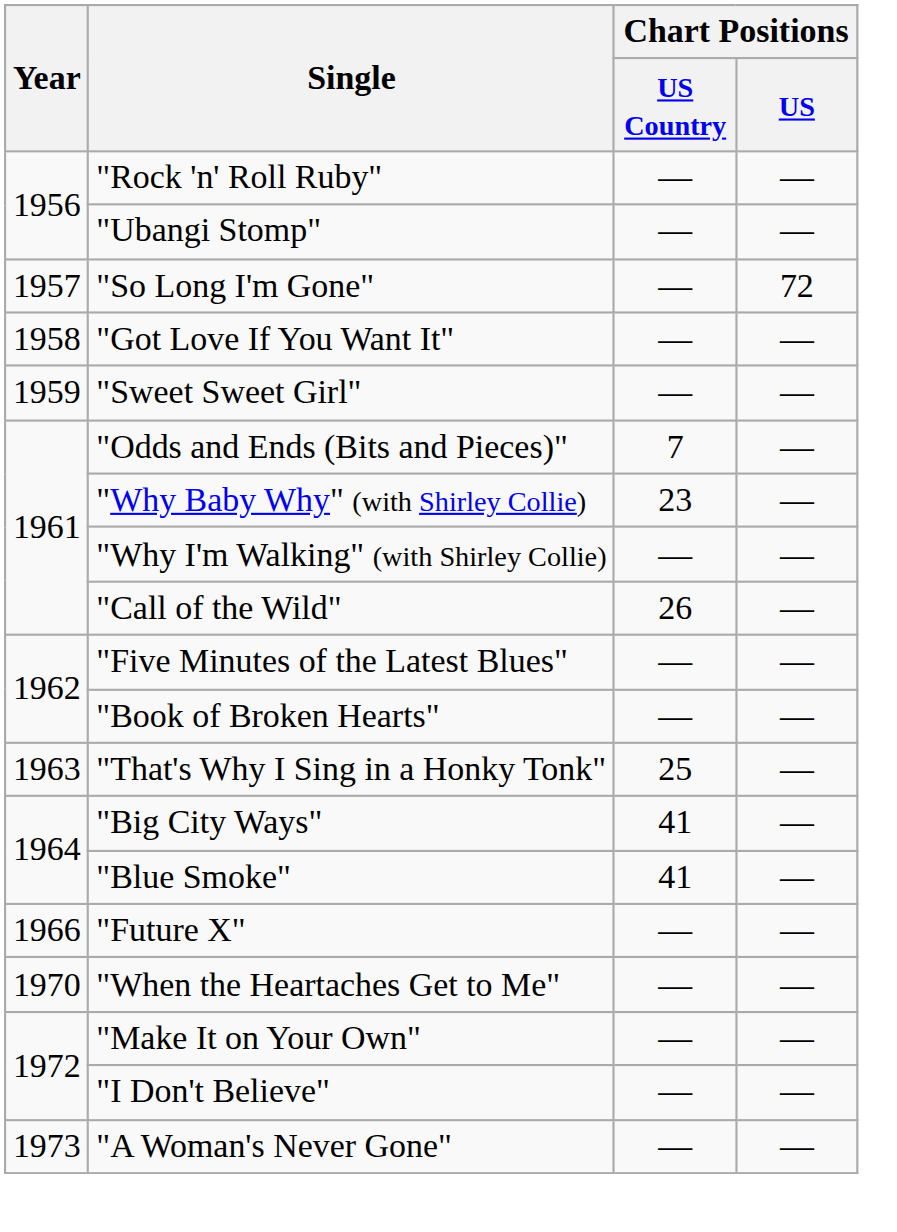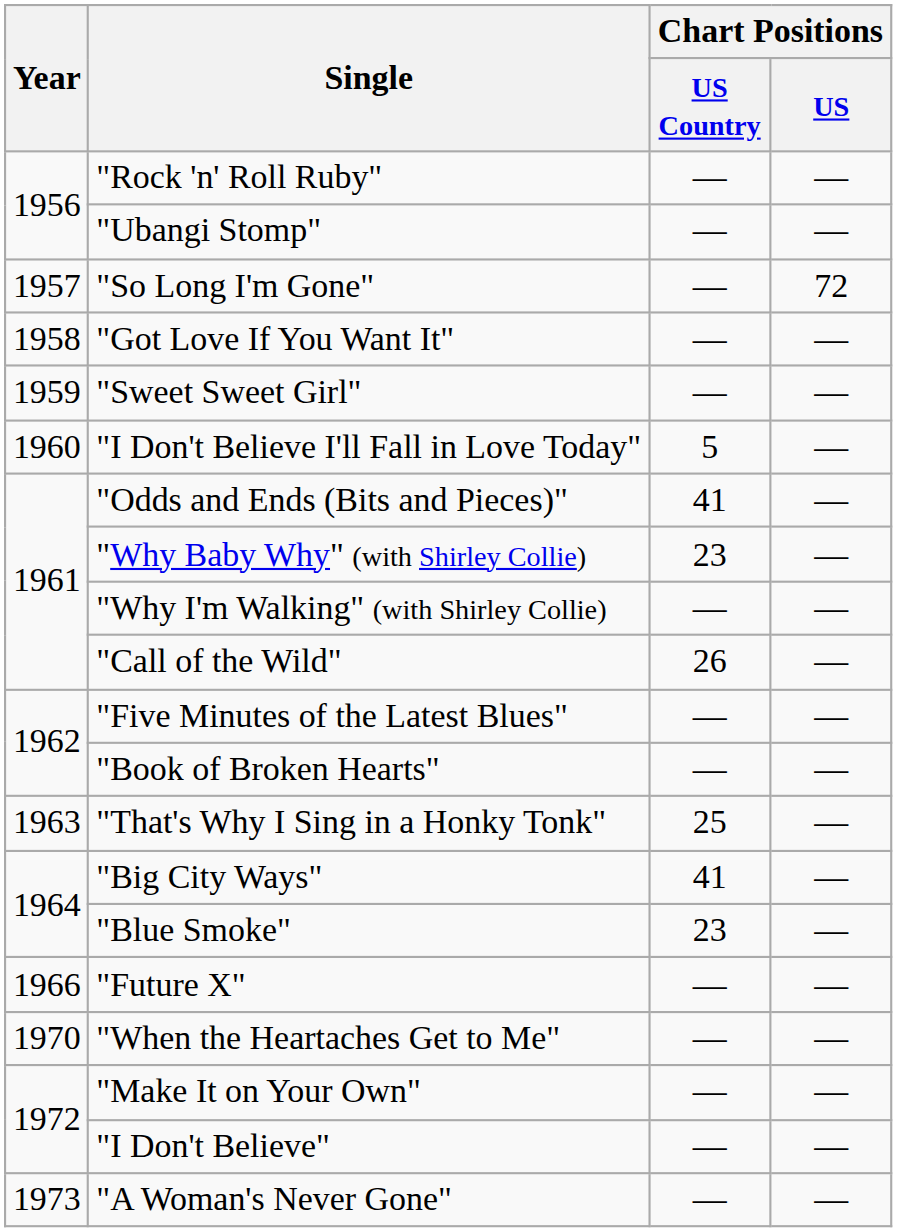+ row: (369, 446)
(675, 446) 7 -> (710, 499) 41
(675, 876) 41 -> (710, 930) 23
